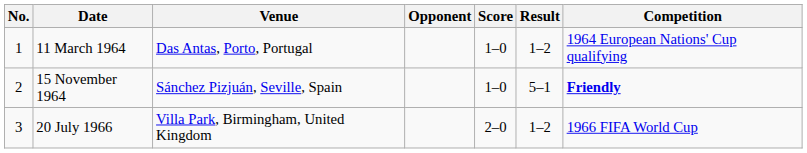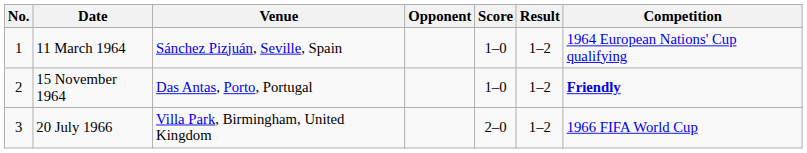(234, 47) Das Antas, Porto, Portugal -> (249, 47) Sánchez Pizjuán, Seville, Spain
(249, 87) Sánchez Pizjuán, Seville, Spain -> (234, 87) Das Antas, Porto, Portugal
(540, 87) 5–1 -> (540, 87) 1–2
